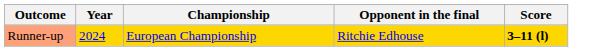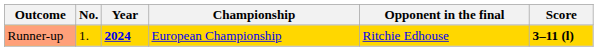+ column: (89, 14)
(92, 35) normal -> (118, 35) bold
